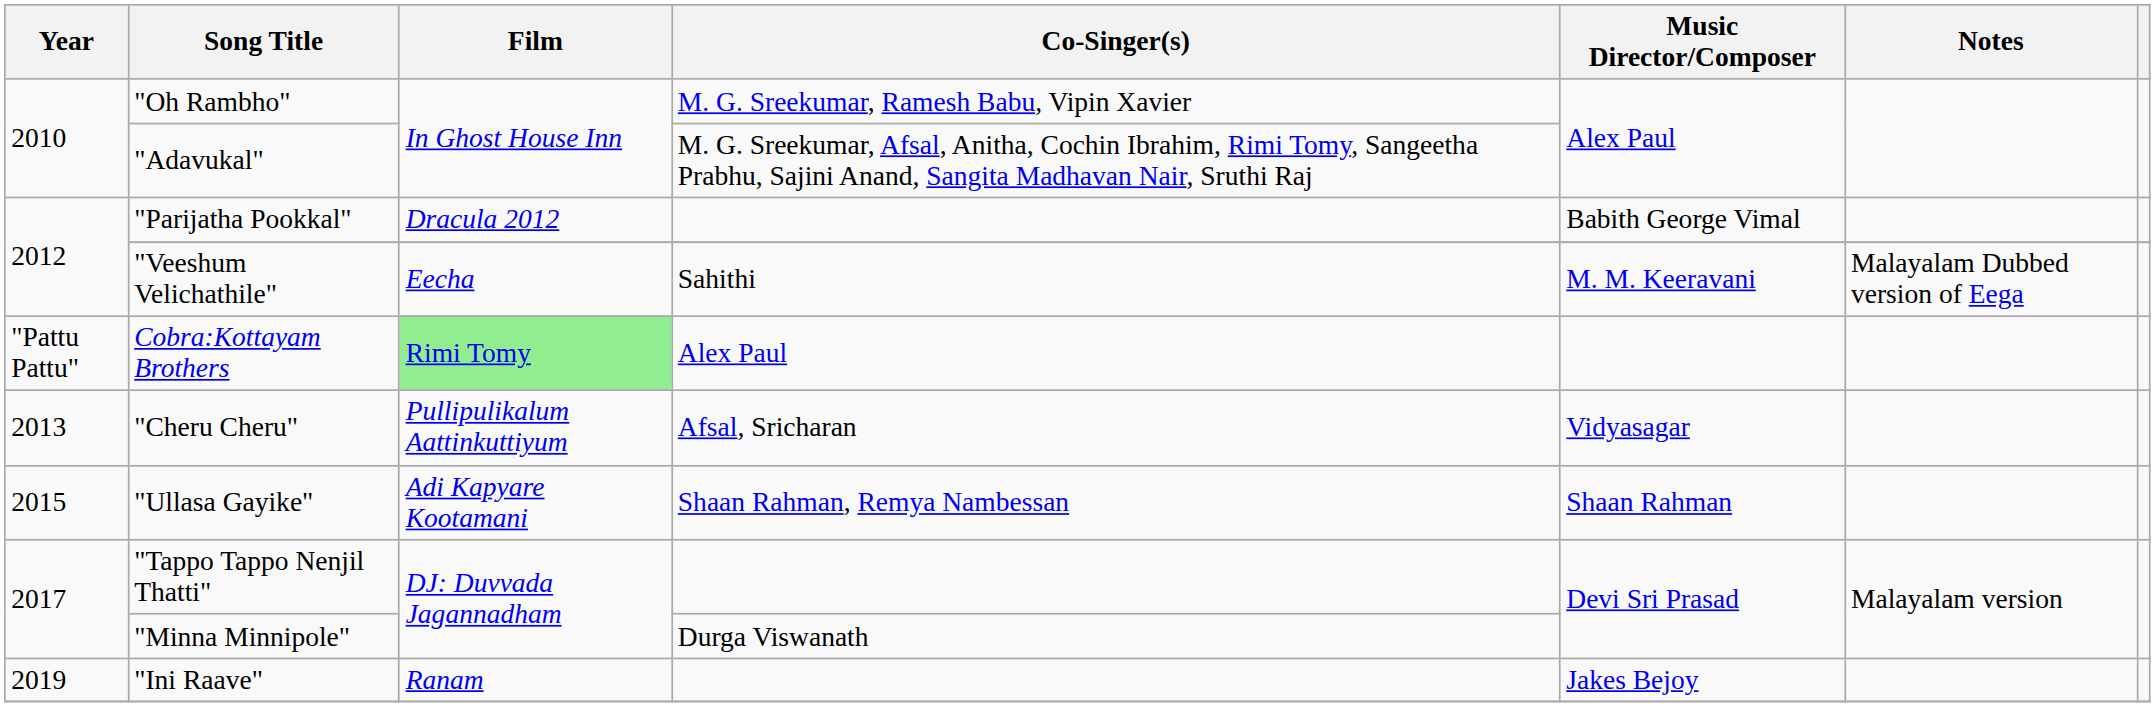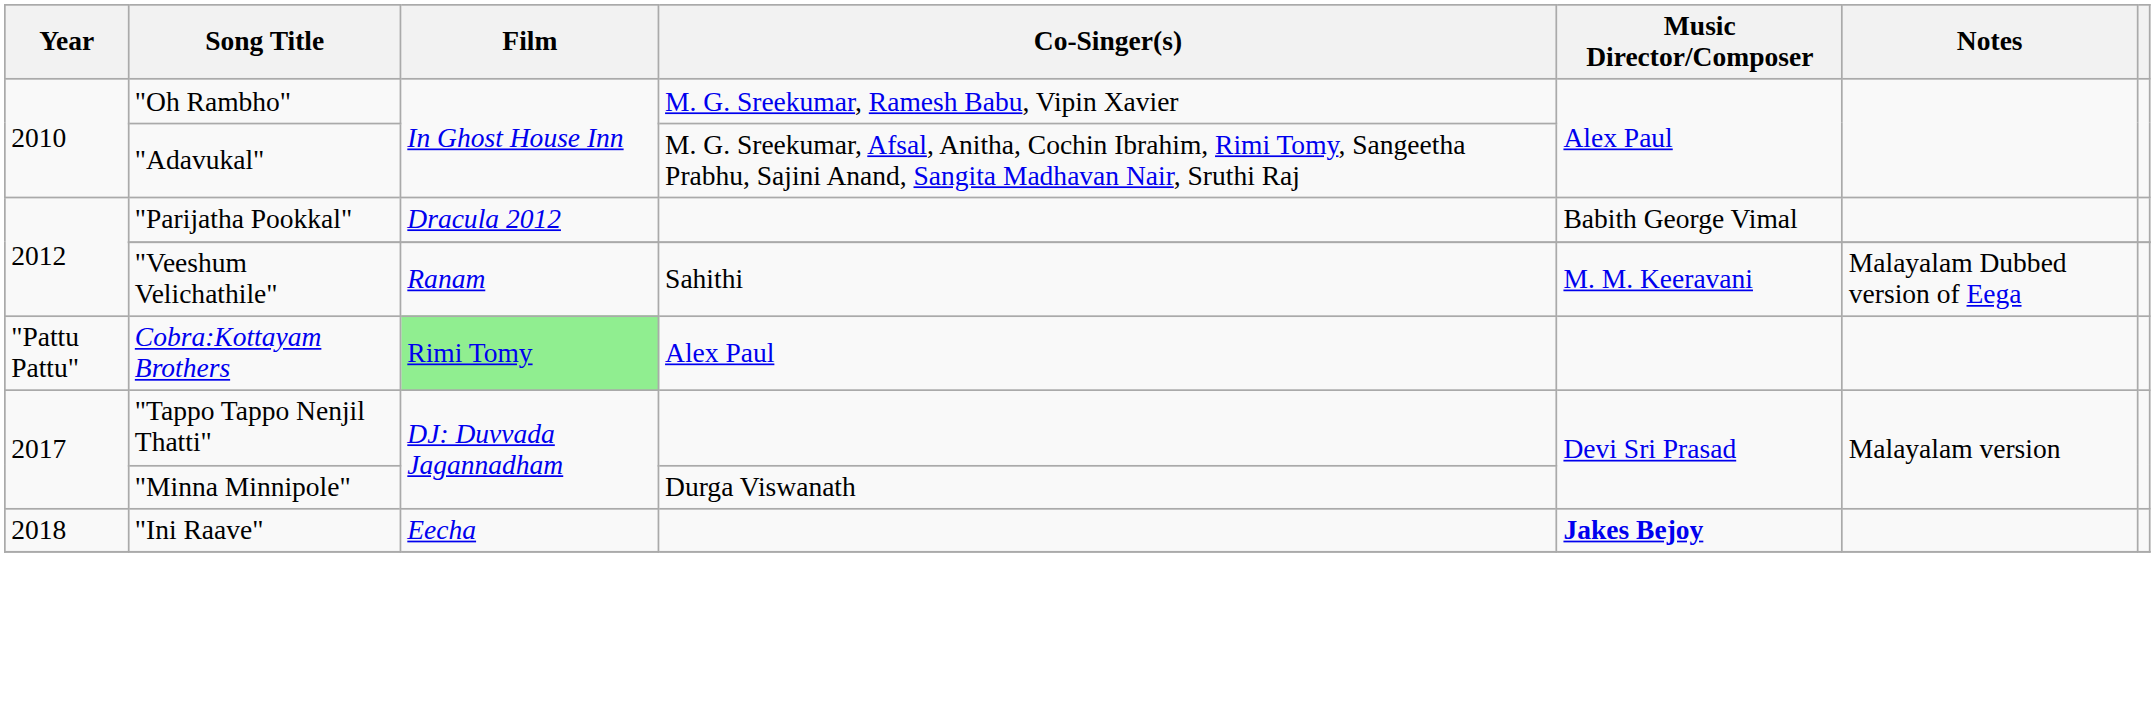(440, 278) Eecha -> (446, 278) Ranam
- row: (216, 427)
- row: (224, 502)
(39, 679) 2019 -> (39, 530) 2018
(445, 679) Ranam -> (442, 530) Eecha
(1632, 679) normal -> (1633, 530) bold
